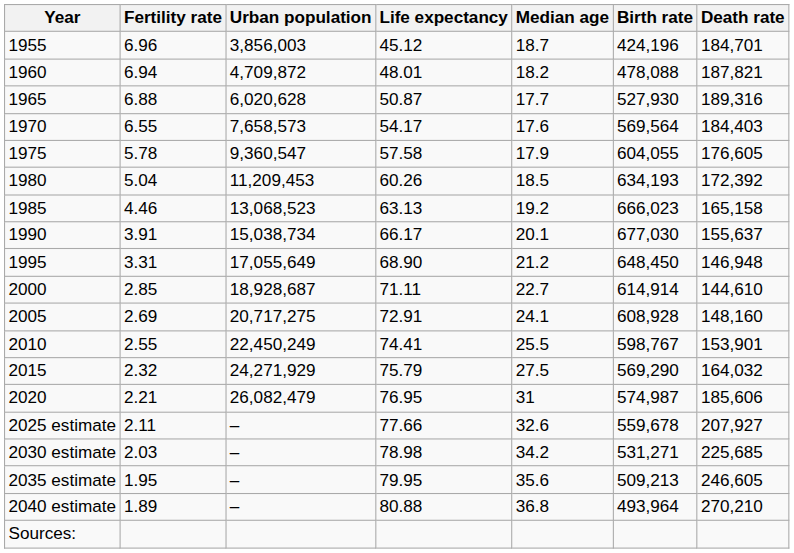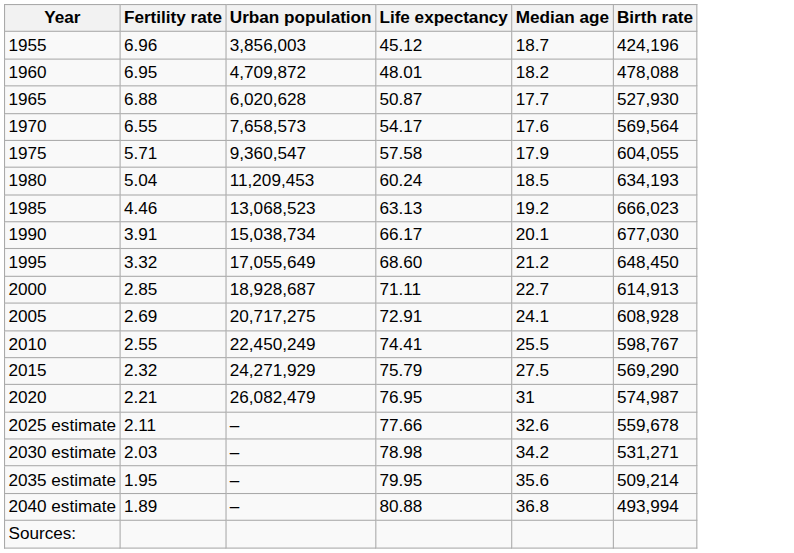- column: (743, 18)
(141, 72) 6.94 -> (141, 72) 6.95
(141, 153) 5.78 -> (141, 153) 5.71
(401, 180) 60.26 -> (401, 180) 60.24
(141, 262) 3.31 -> (141, 262) 3.32
(401, 262) 68.90 -> (401, 262) 68.60
(648, 289) 614,914 -> (648, 289) 614,913
(648, 479) 509,213 -> (648, 479) 509,214
(648, 506) 493,964 -> (648, 506) 493,994
